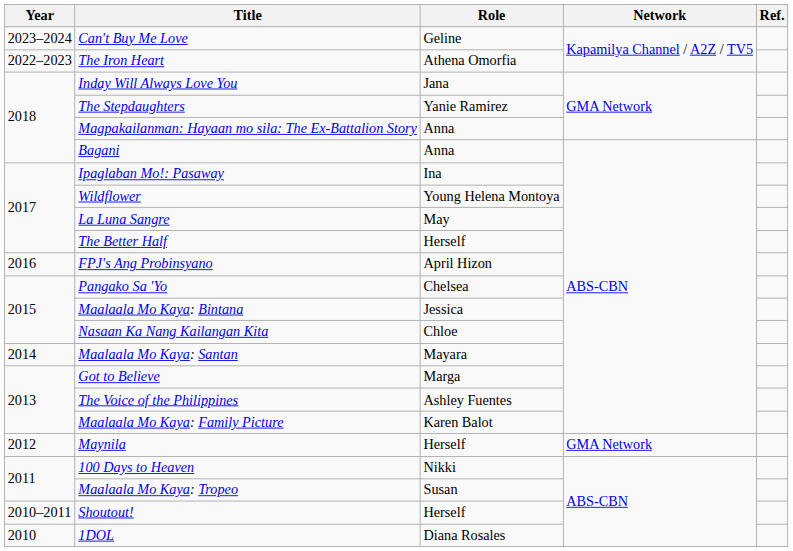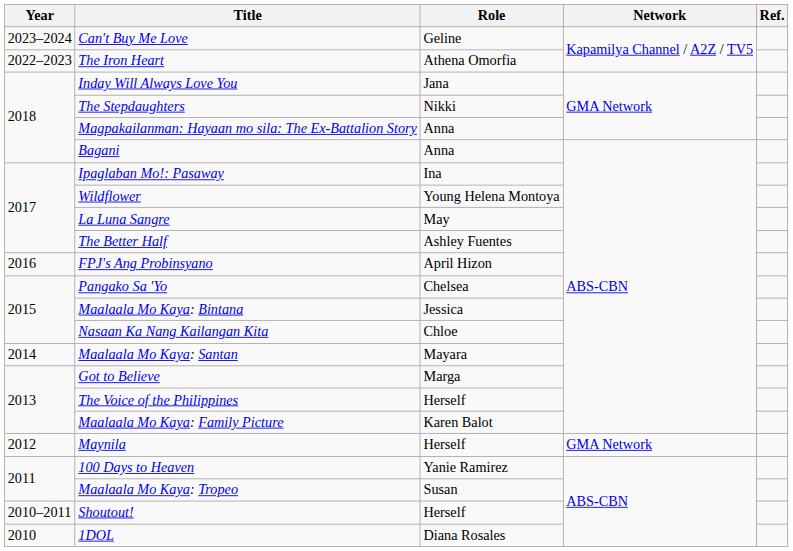(466, 106) Yanie Ramirez -> (440, 106) Nikki
(444, 241) Herself -> (468, 241) Ashley Fuentes
(468, 399) Ashley Fuentes -> (444, 399) Herself
(440, 467) Nikki -> (466, 467) Yanie Ramirez
